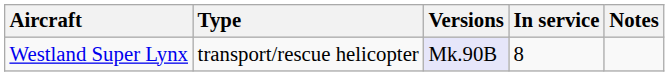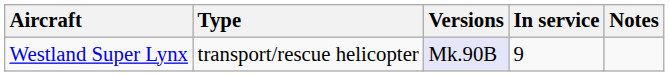(519, 53) 8 -> (519, 53) 9
